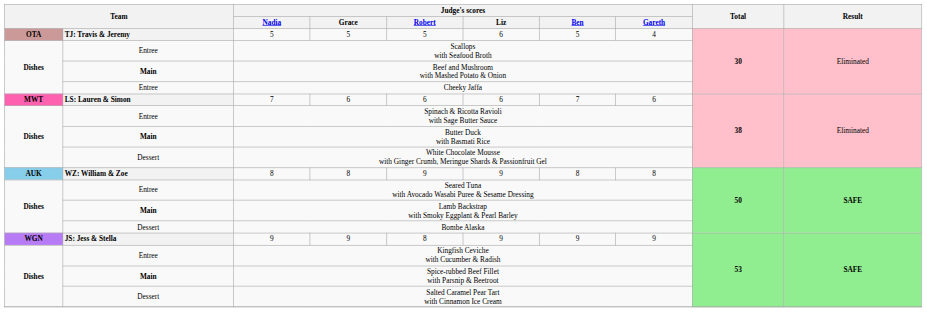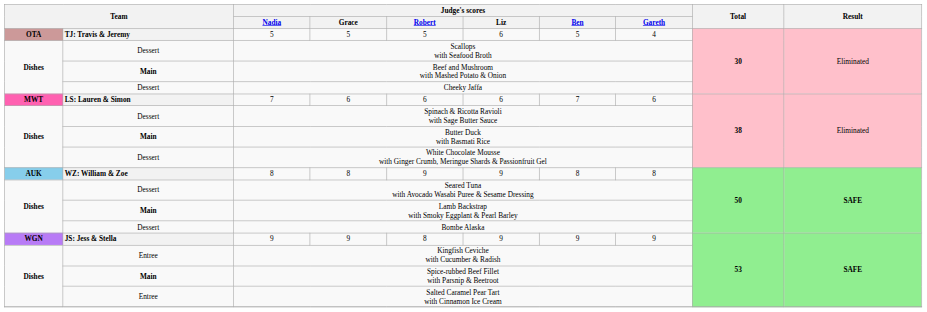(148, 51) Entree -> (148, 51) Dessert
(148, 88) Entree -> (148, 88) Dessert
(148, 116) Entree -> (148, 116) Dessert
(148, 190) Entree -> (148, 190) Dessert
(148, 297) Dessert -> (148, 297) Entree
